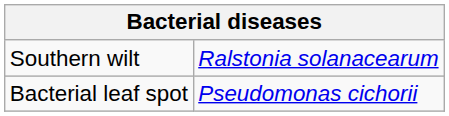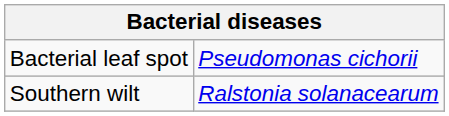rows swapped: (99, 93) <-> (75, 57)
